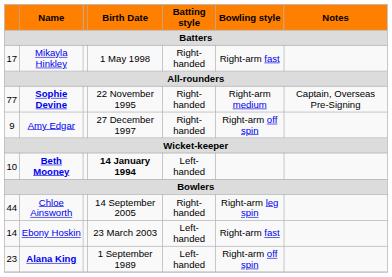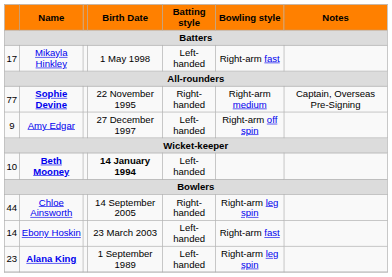(189, 58) Right-handed -> (189, 58) Left-handed
(189, 125) Right-handed -> (189, 125) Left-handed
(250, 259) Right-arm off spin -> (250, 259) Right-arm leg spin
